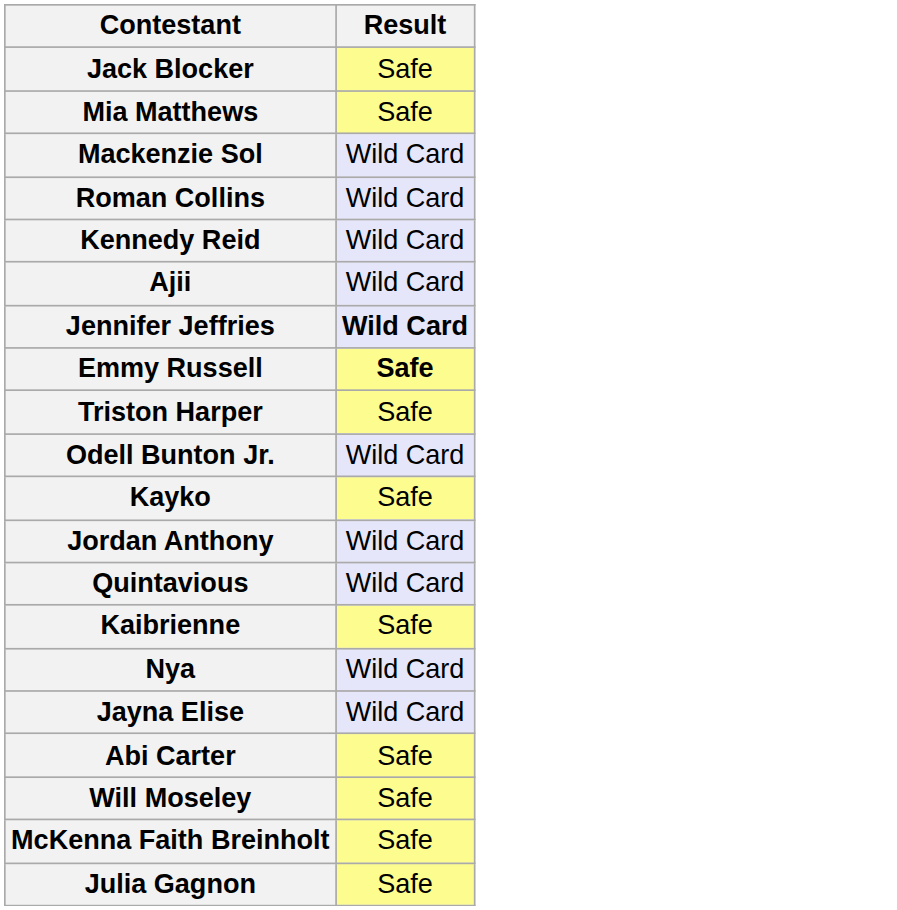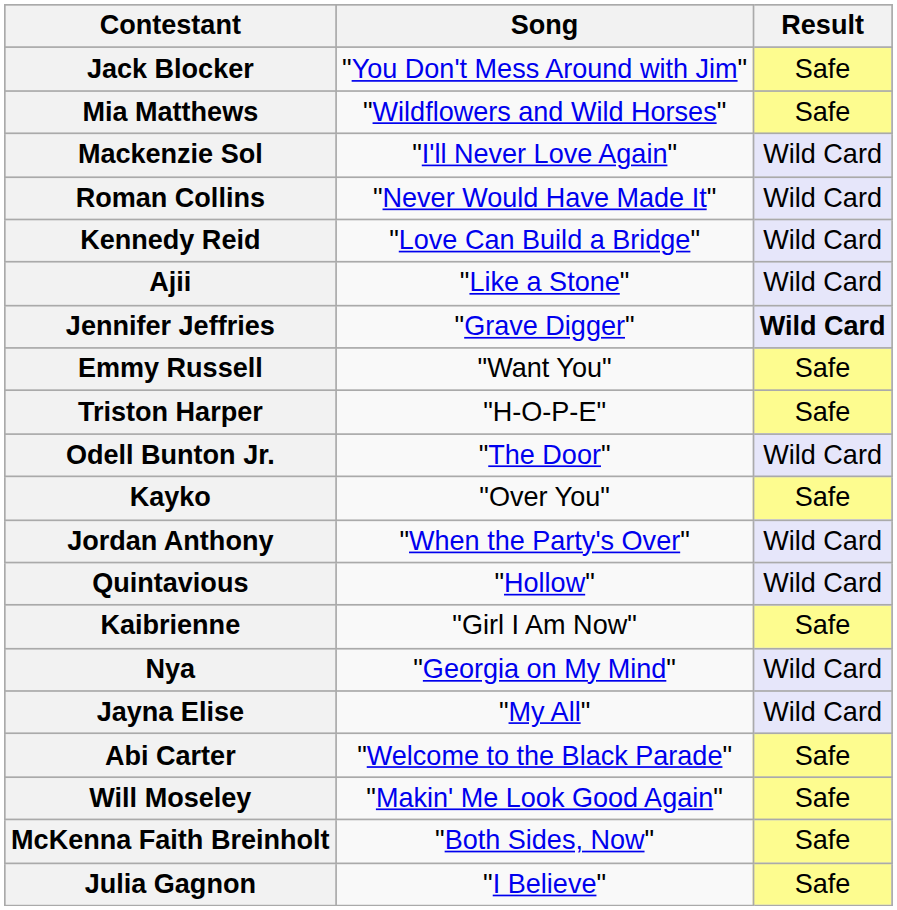+ column: (545, 25)
(405, 369) bold -> (823, 369) normal
